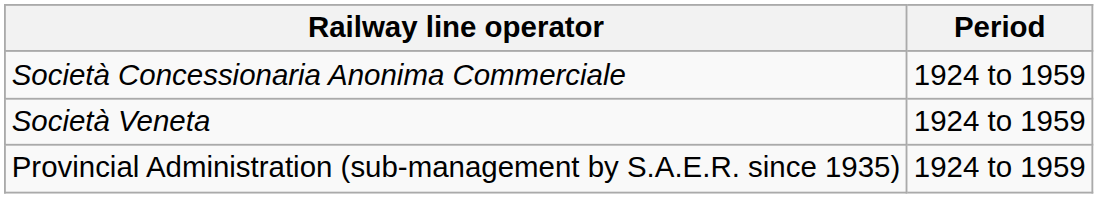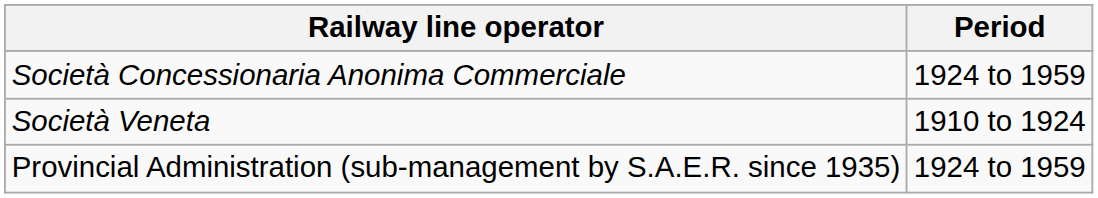(1000, 121) 1924 to 1959 -> (1000, 121) 1910 to 1924
